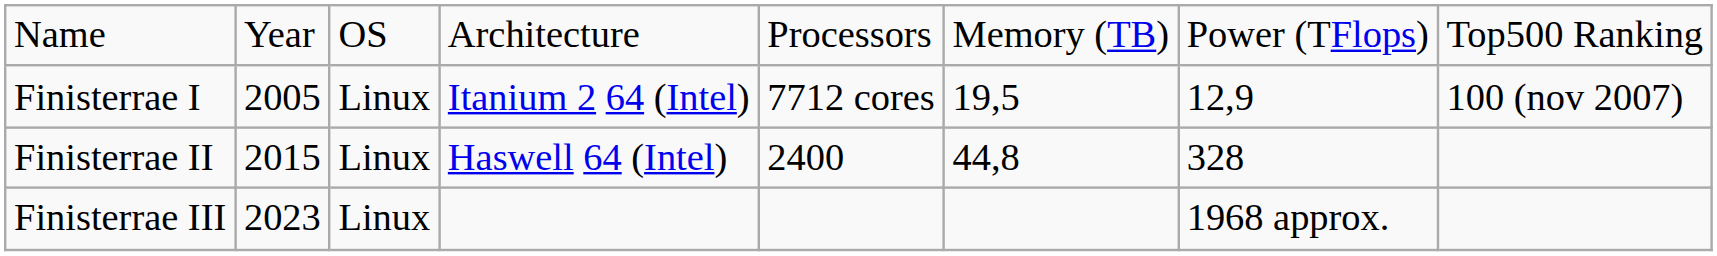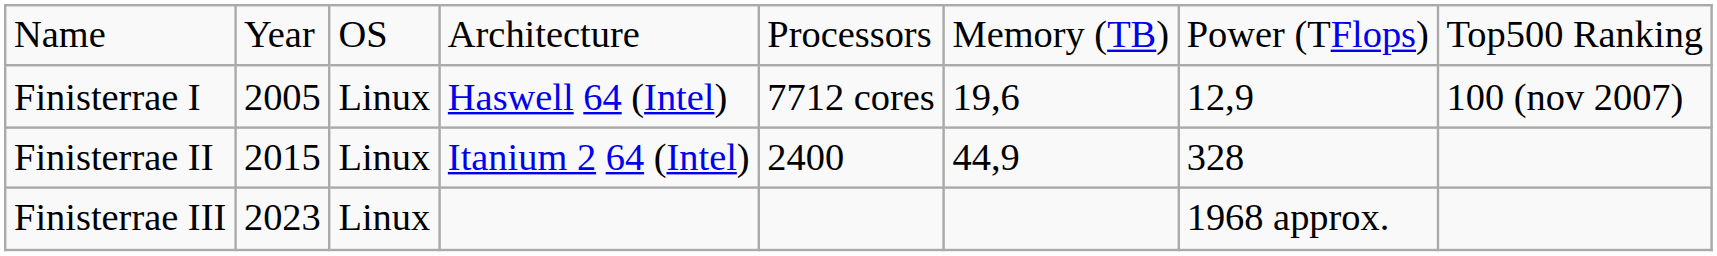(599, 95) Itanium 2 64 (Intel) -> (588, 95) Haswell 64 (Intel)
(986, 95) 19,5 -> (986, 95) 19,6
(588, 156) Haswell 64 (Intel) -> (599, 156) Itanium 2 64 (Intel)
(986, 156) 44,8 -> (986, 156) 44,9
